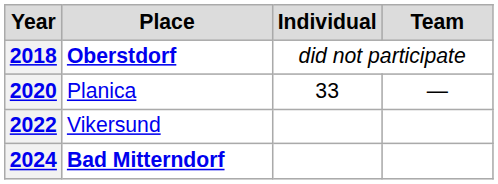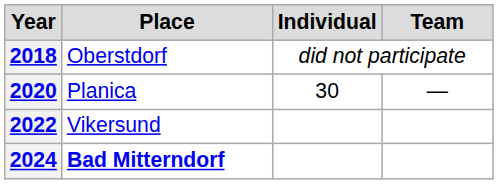(122, 56) bold -> (117, 56) normal
(327, 90) 33 -> (327, 90) 30
